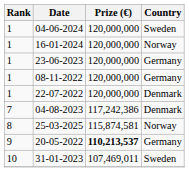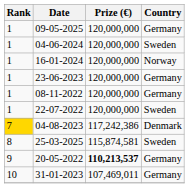+ row: (59, 28)
(163, 93) Denmark -> (160, 110) Sweden
(9, 110) no background -> (9, 126) gold background
(160, 126) Norway -> (160, 142) Sweden
(160, 158) Sweden -> (163, 175) Germany
